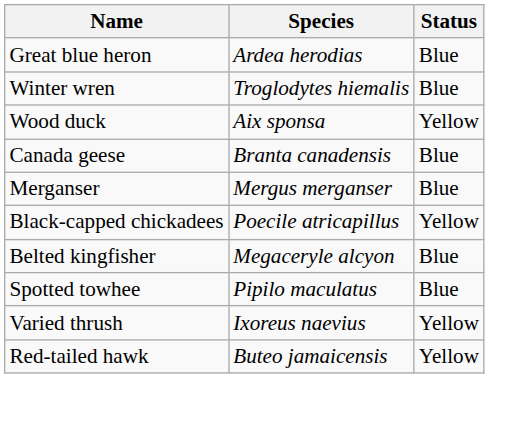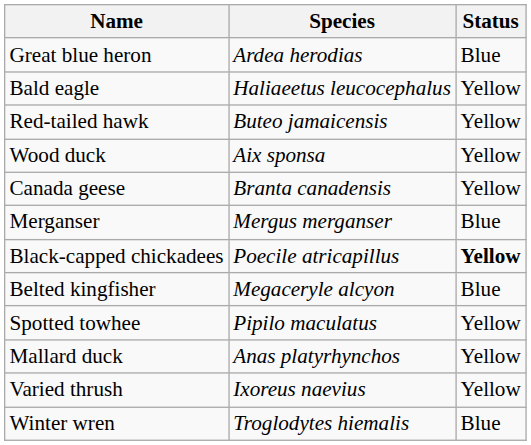+ row: (54, 88)
rows swapped: (79, 356) <-> (62, 88)
(439, 155) Blue -> (491, 188) Yellow
(449, 222) normal -> (491, 255) bold
(439, 289) Blue -> (491, 322) Yellow
+ row: (66, 356)
